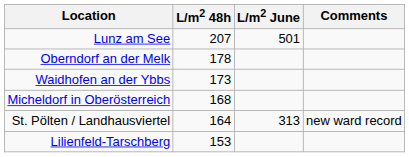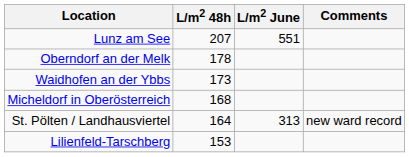(289, 38) 501 -> (289, 38) 551
